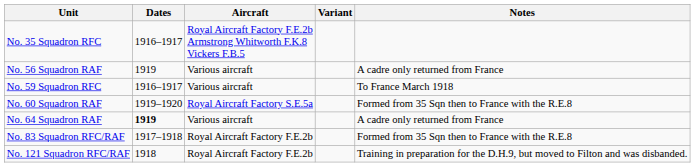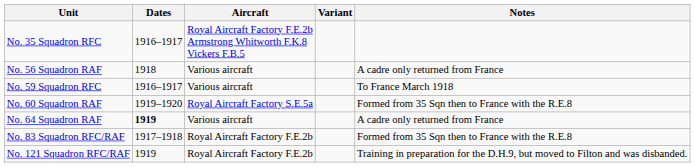(145, 70) 1919 -> (145, 70) 1918
(145, 153) 1918 -> (145, 153) 1919
